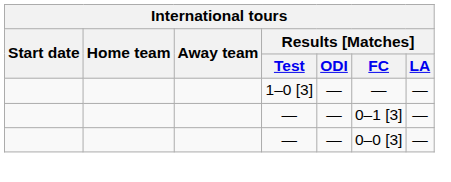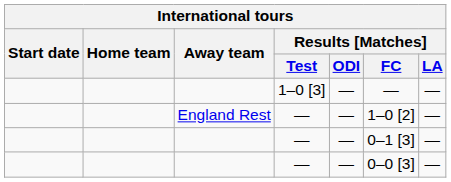+ row: (224, 115)
